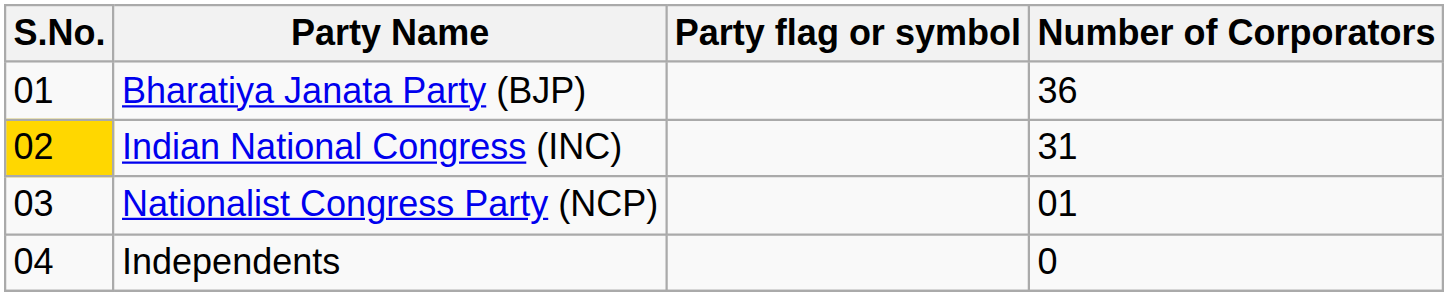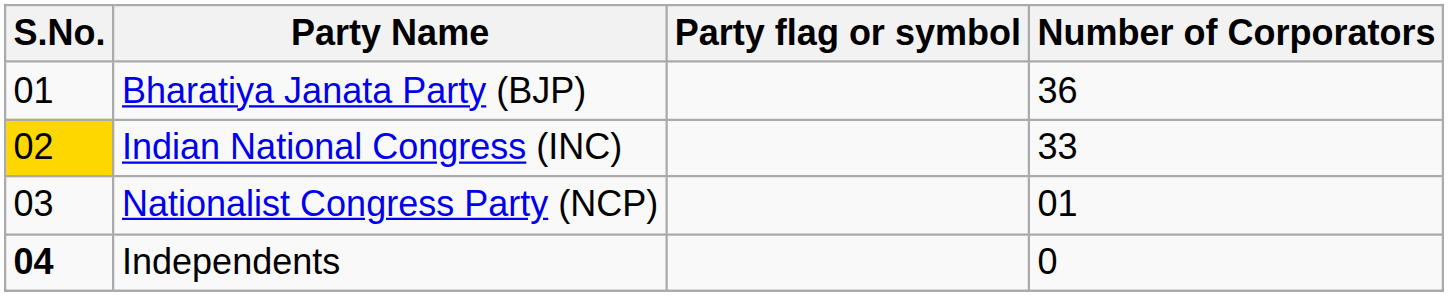(1058, 147) 31 -> (1058, 147) 33
(33, 261) normal -> (33, 261) bold
